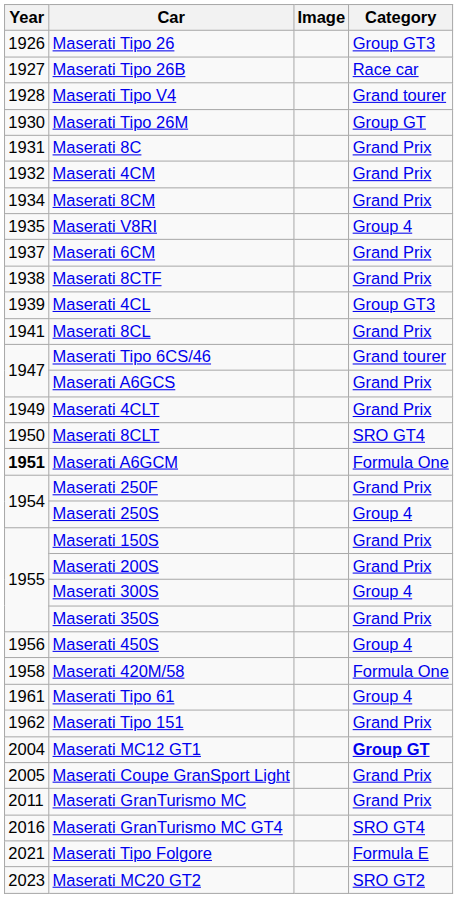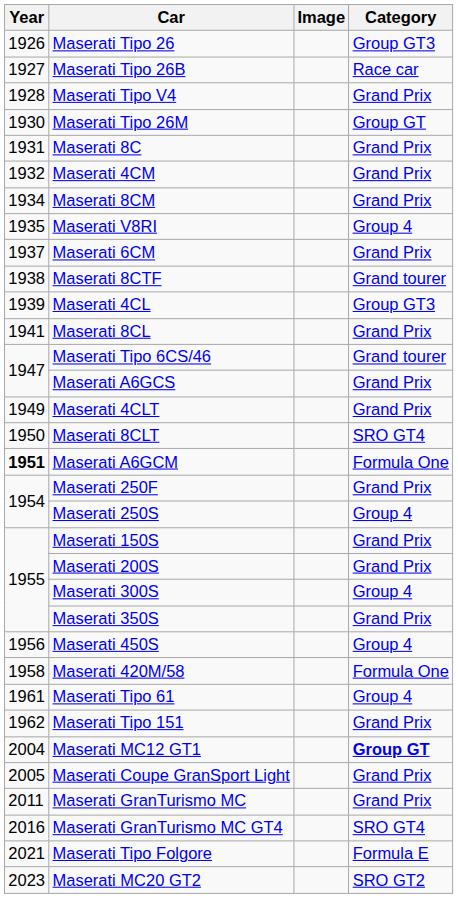(399, 95) Grand tourer -> (392, 95) Grand Prix
(392, 278) Grand Prix -> (399, 278) Grand tourer
